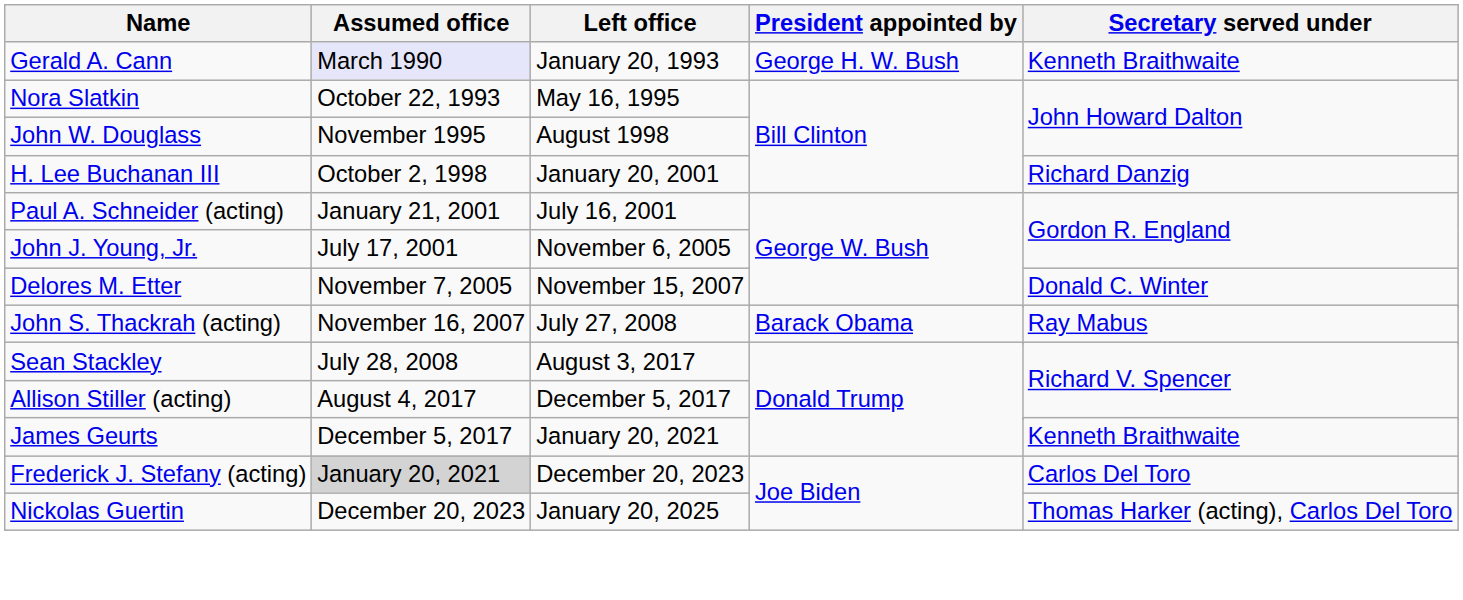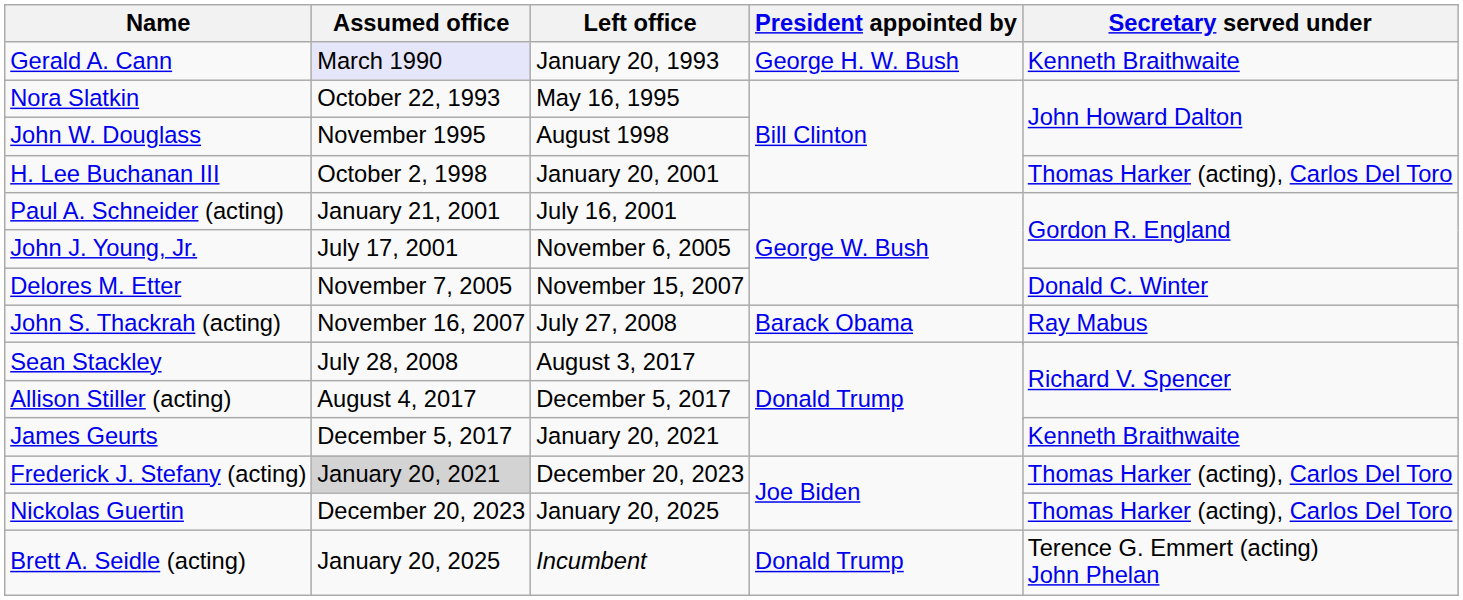(1109, 173) Richard Danzig -> (1240, 173) Thomas Harker (acting), Carlos Del Toro
(1109, 473) Carlos Del Toro -> (1240, 473) Thomas Harker (acting), Carlos Del Toro
+ row: (128, 562)
